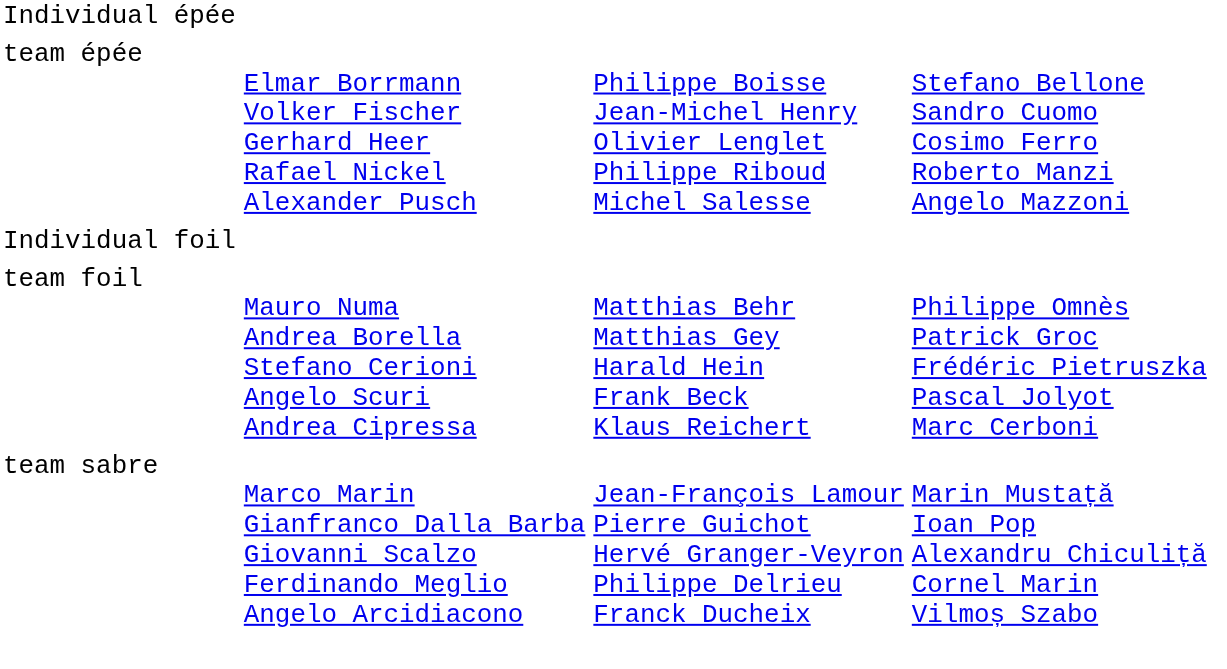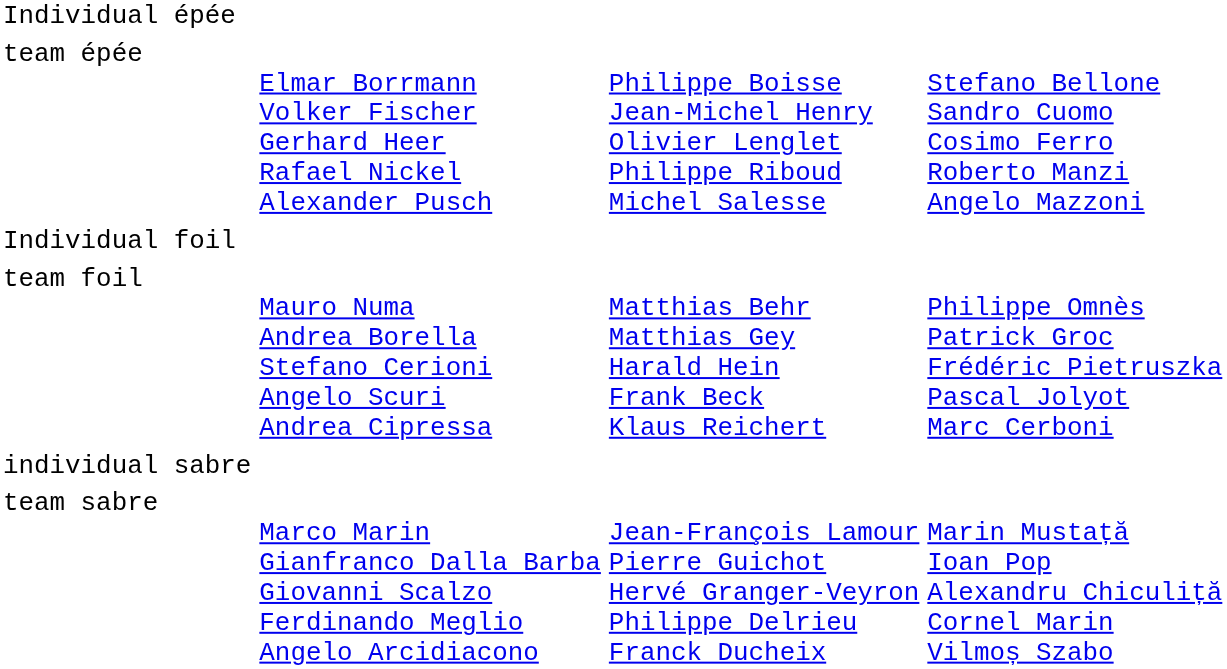+ row: (127, 466)
